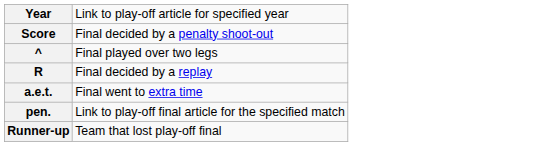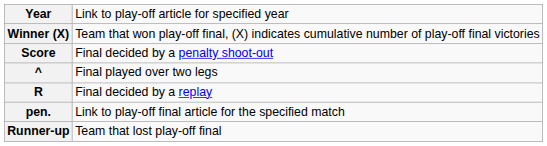+ row: (38, 33)
- row: (38, 92)
